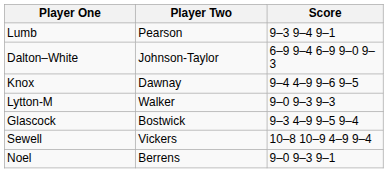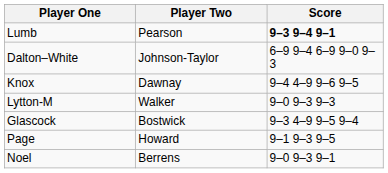(303, 32) normal -> (303, 32) bold
+ row: (21, 139)
- row: (25, 139)
